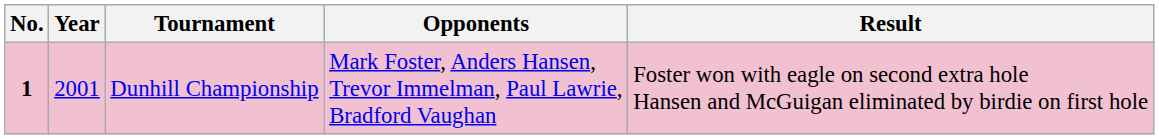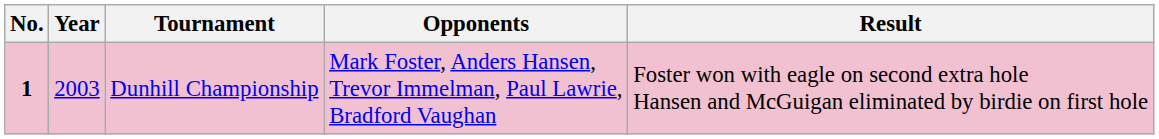(77, 88) 2001 -> (77, 88) 2003
